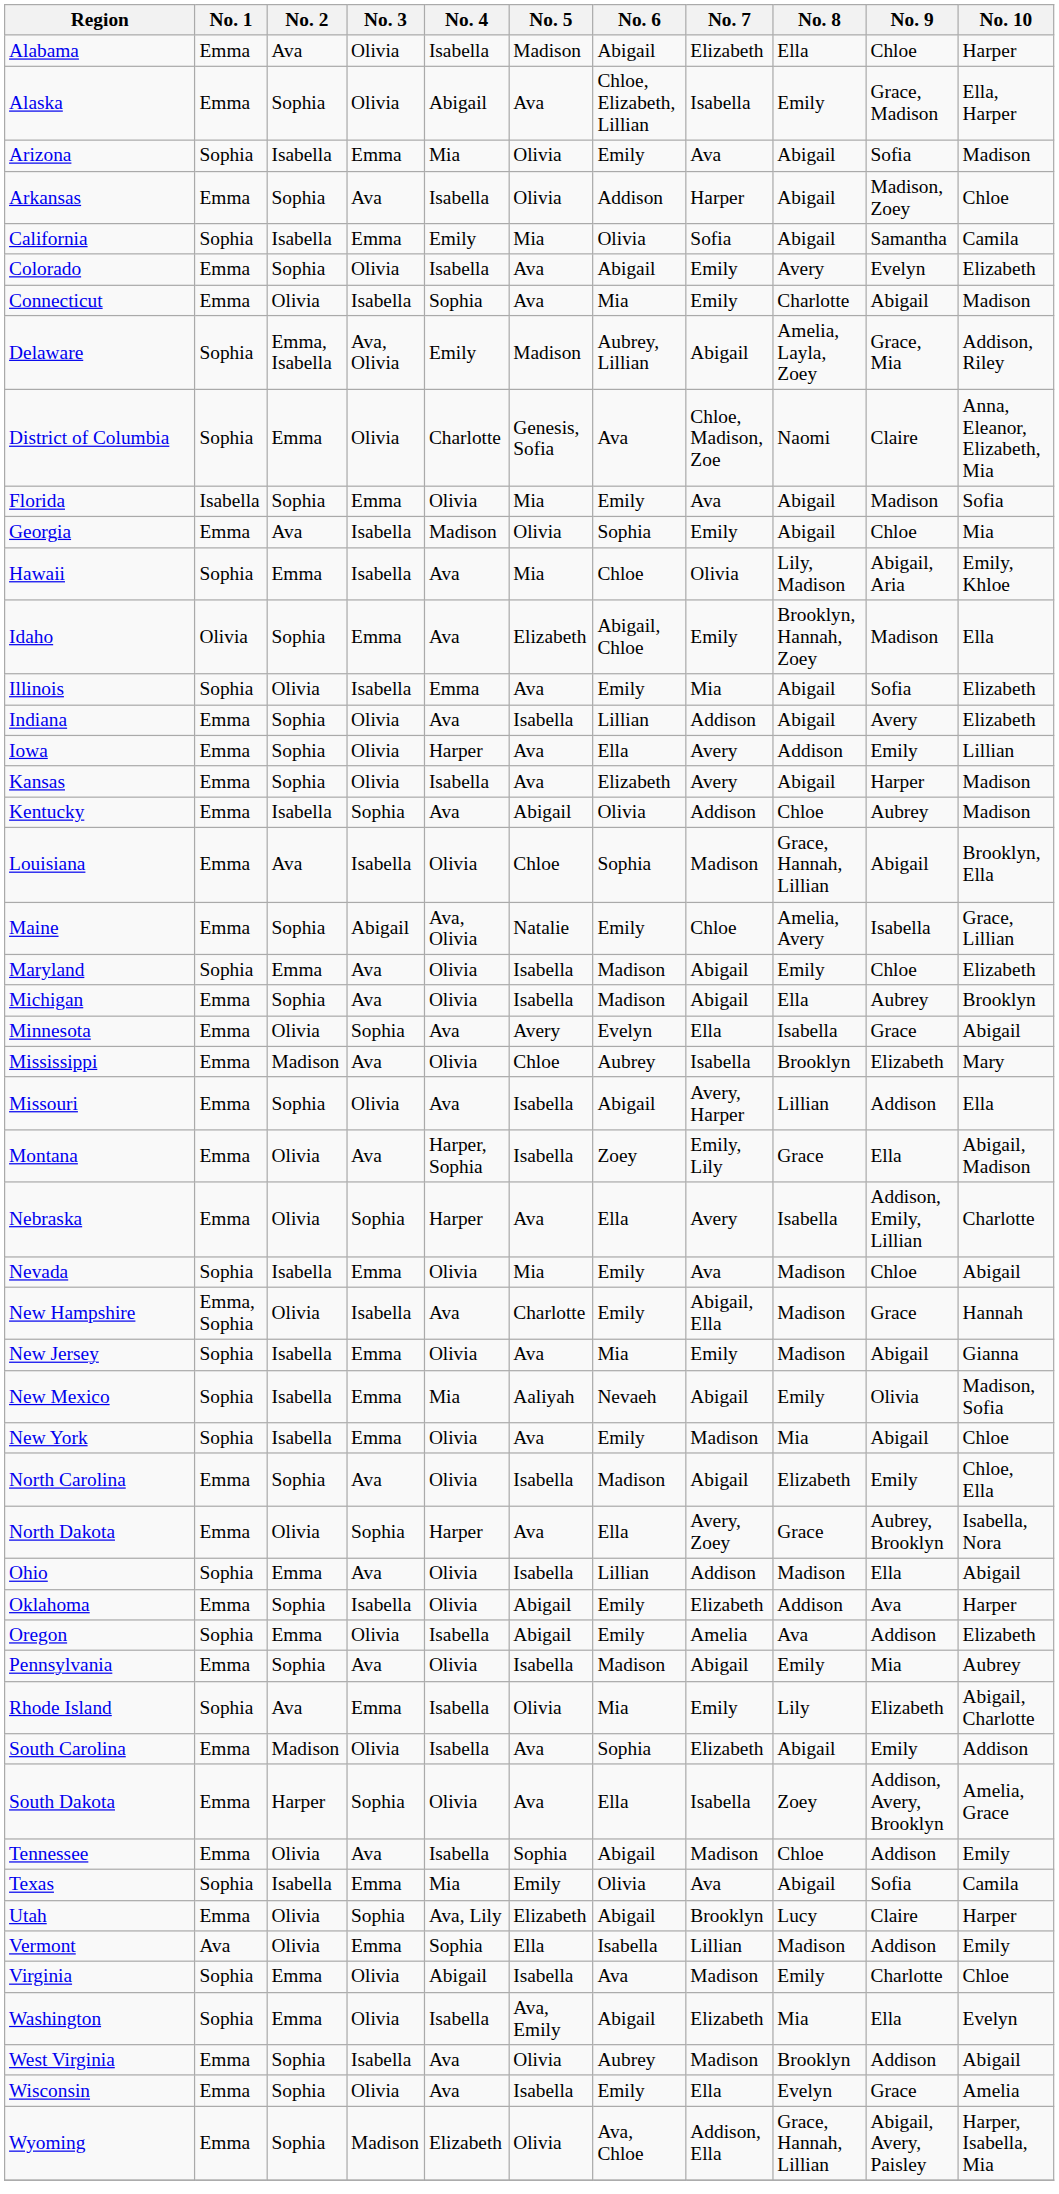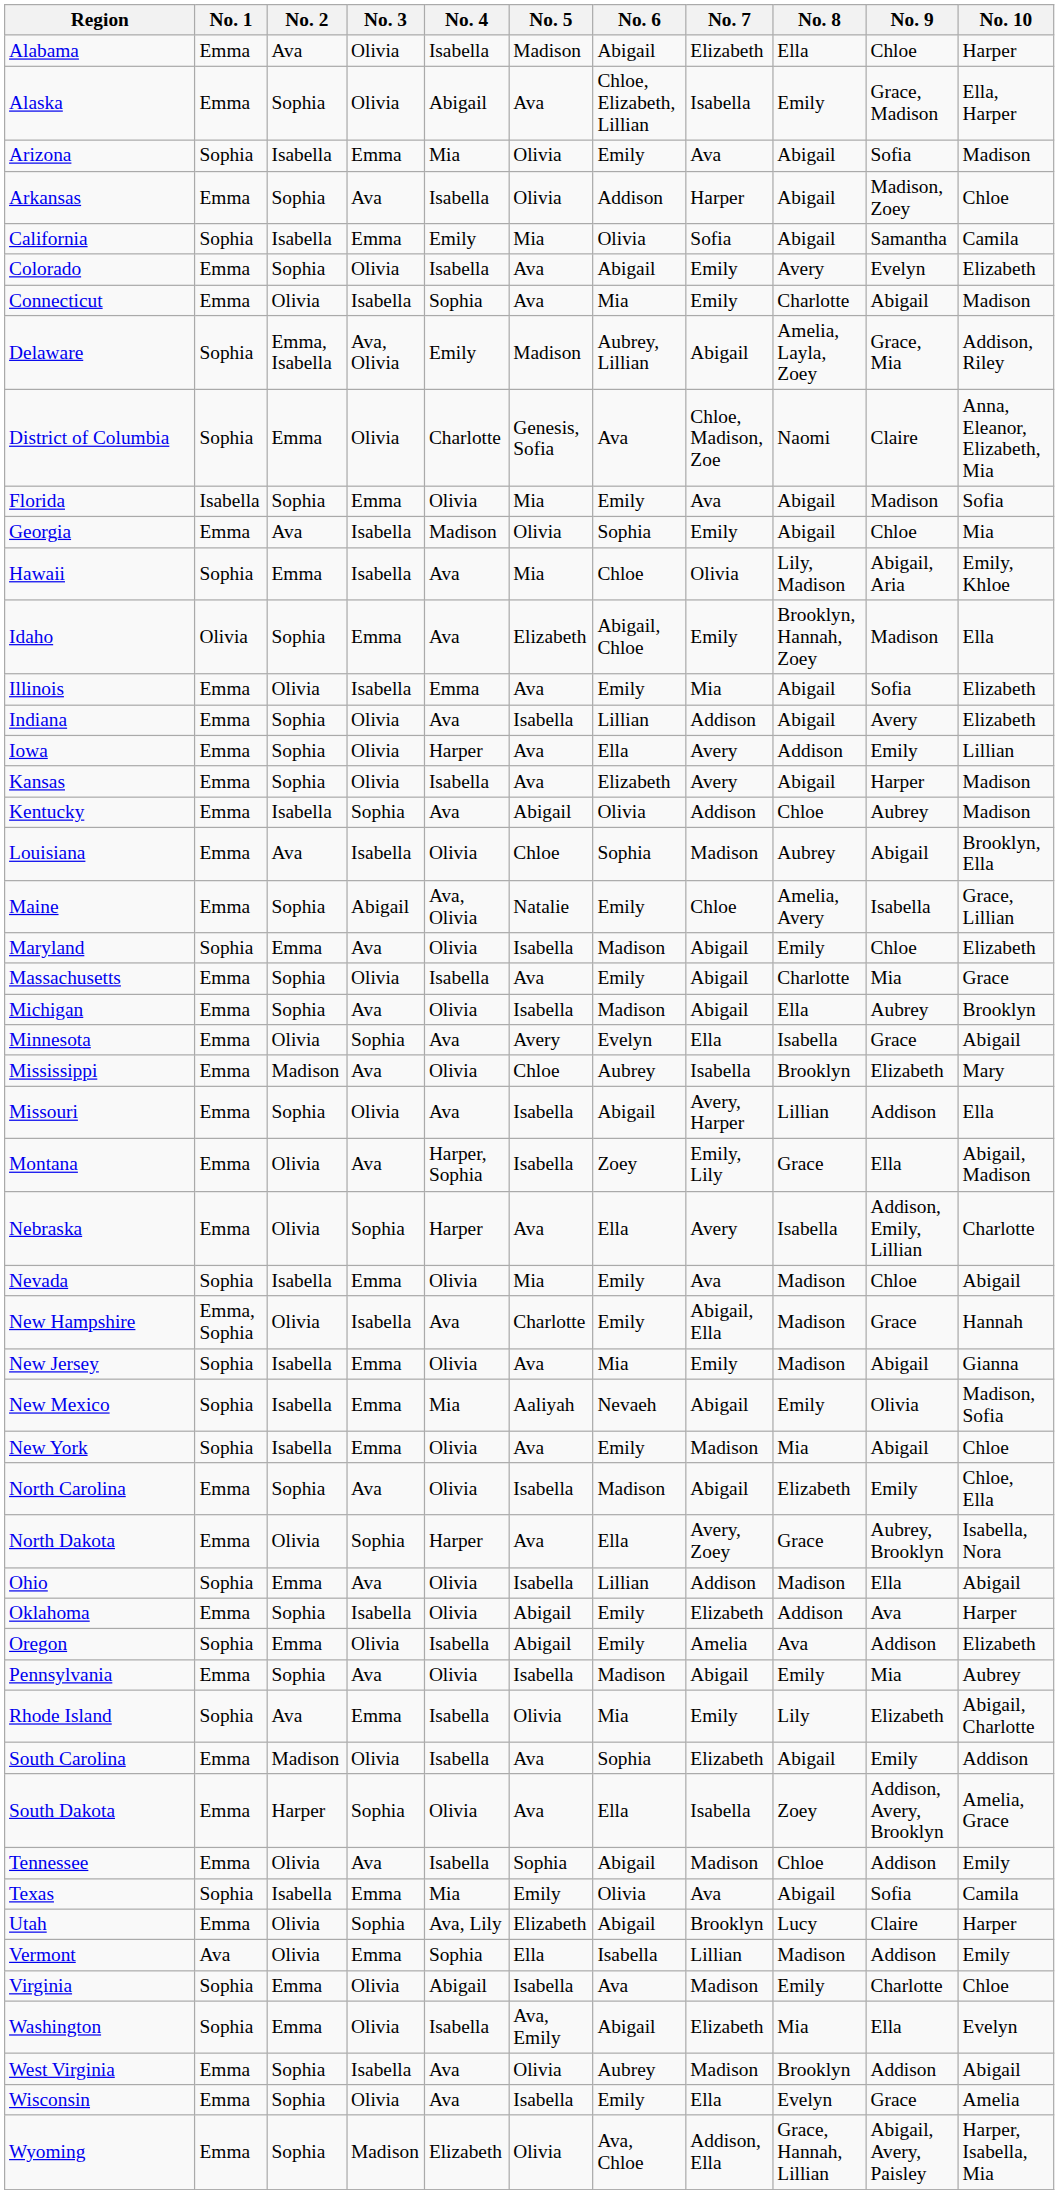(226, 689) Sophia -> (225, 689) Emma
(810, 864) Grace, Hannah, Lillian -> (806, 853) Aubrey
+ row: (65, 978)
